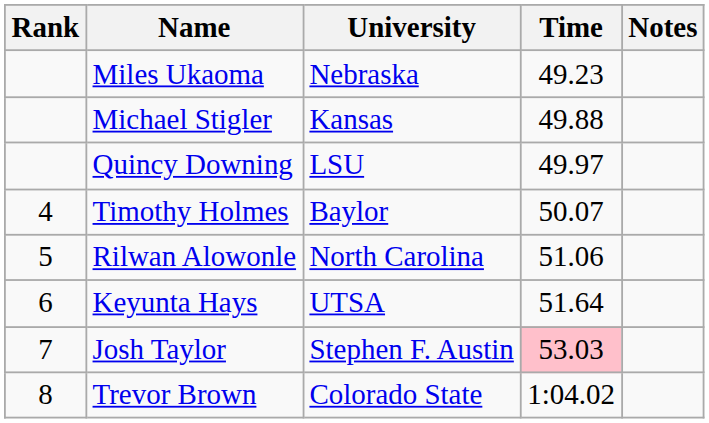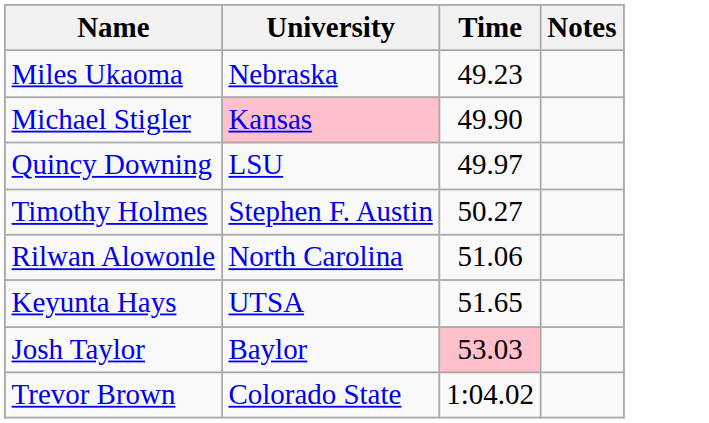- column: (45, 27)
(351, 119) no background -> (270, 119) pink background
(571, 119) 49.88 -> (490, 119) 49.90
(349, 211) Baylor -> (331, 211) Stephen F. Austin
(571, 211) 50.07 -> (490, 211) 50.27
(571, 303) 51.64 -> (490, 303) 51.65
(412, 348) Stephen F. Austin -> (268, 348) Baylor
